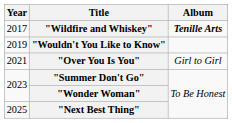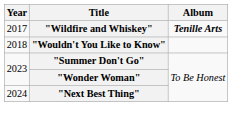(17, 45) 2019 -> (17, 45) 2018
- row: (99, 61)
(17, 110) 2025 -> (17, 93) 2024
